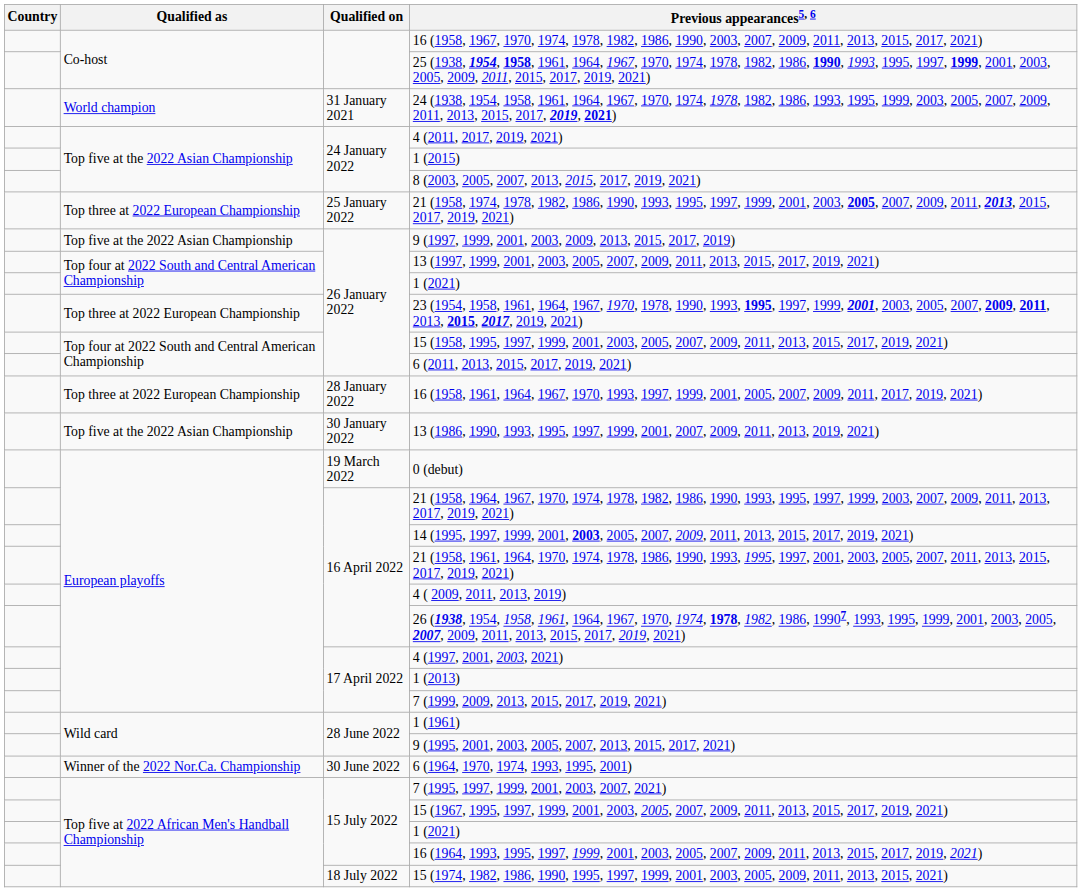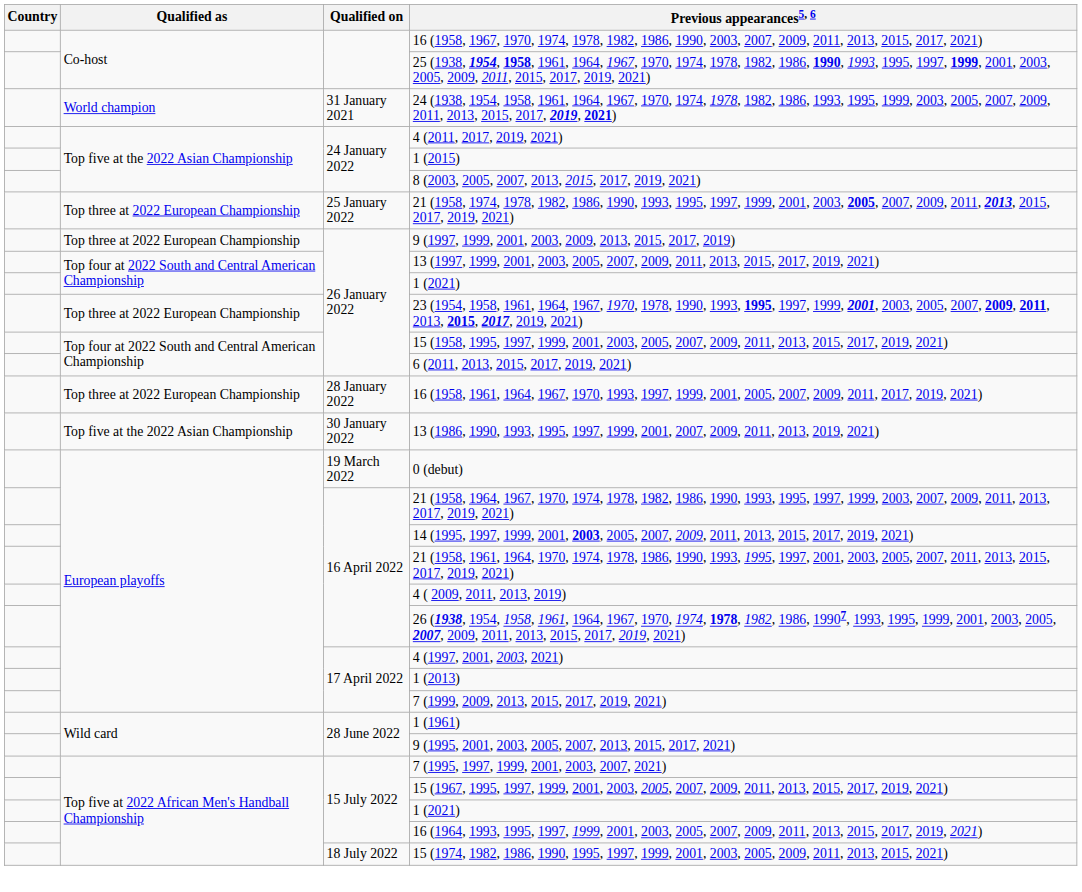(178, 240) Top five at the 2022 Asian Championship -> (182, 240) Top three at 2022 European Championship
- row: (363, 766)
